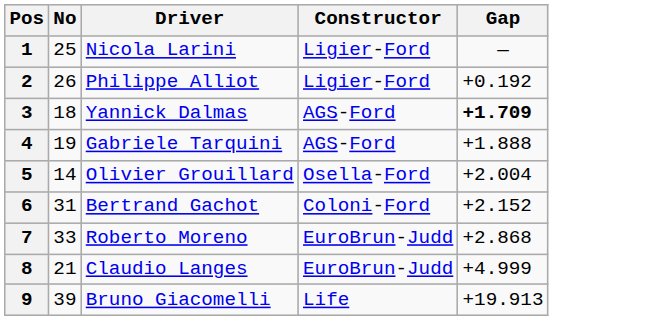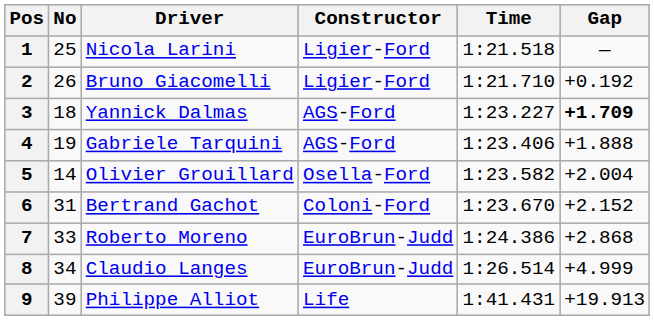+ column: (509, 21)
(172, 83) Philippe Alliot -> (178, 83) Bruno Giacomelli
(65, 269) 21 -> (65, 269) 34
(178, 301) Bruno Giacomelli -> (172, 301) Philippe Alliot
